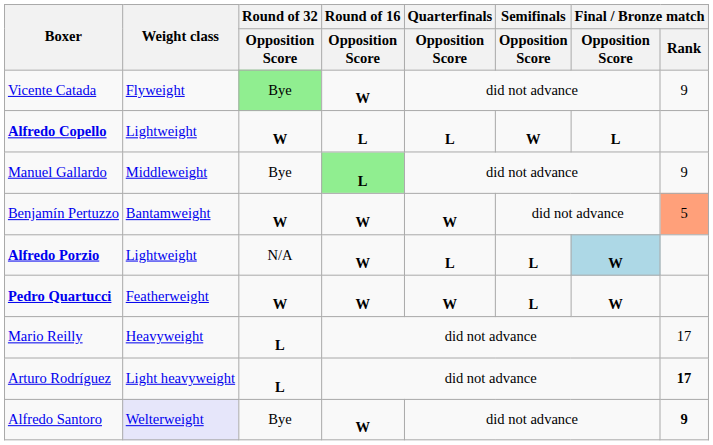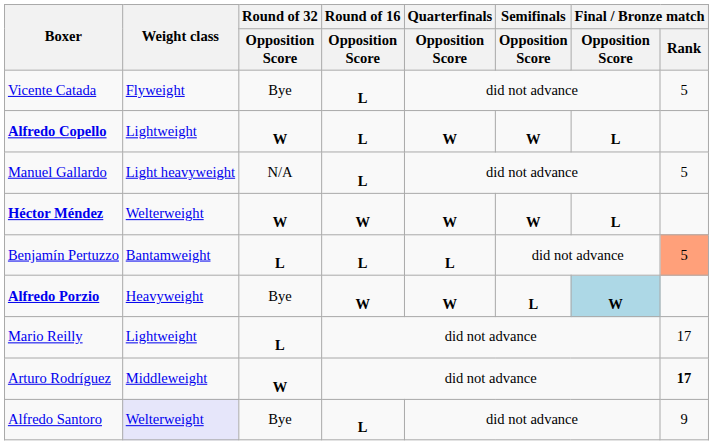(280, 90) lightgreen background -> (280, 90) no background
(363, 99) W -> (363, 99) L
(684, 90) 9 -> (684, 90) 5
(450, 140) L -> (450, 140) W
(167, 172) Middleweight -> (180, 172) Light heavyweight
(280, 172) Bye -> (280, 172) N/A
(363, 181) lightgreen background -> (363, 181) no background
(684, 172) 9 -> (684, 172) 5
+ row: (56, 214)
(280, 222) W -> (280, 263) L
(363, 222) W -> (363, 263) L
(450, 222) W -> (450, 263) L
(161, 255) Lightweight -> (164, 296) Heavyweight
(280, 255) N/A -> (280, 296) Bye
(450, 263) L -> (450, 304) W
- row: (60, 296)
(164, 337) Heavyweight -> (161, 337) Lightweight
(180, 378) Light heavyweight -> (167, 378) Middleweight
(280, 387) L -> (280, 387) W
(363, 428) W -> (363, 428) L
(684, 419) bold -> (684, 419) normal
